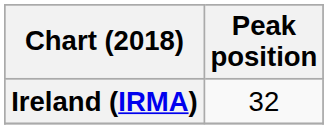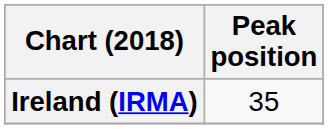(264, 100) 32 -> (264, 100) 35
